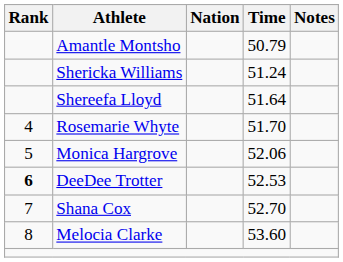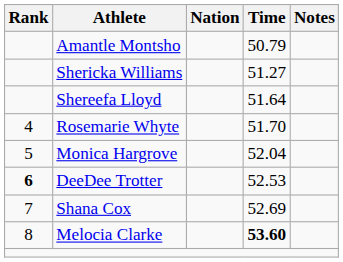(267, 72) 51.24 -> (267, 72) 51.27
(267, 153) 52.06 -> (267, 153) 52.04
(267, 208) 52.70 -> (267, 208) 52.69
(267, 235) normal -> (267, 235) bold
